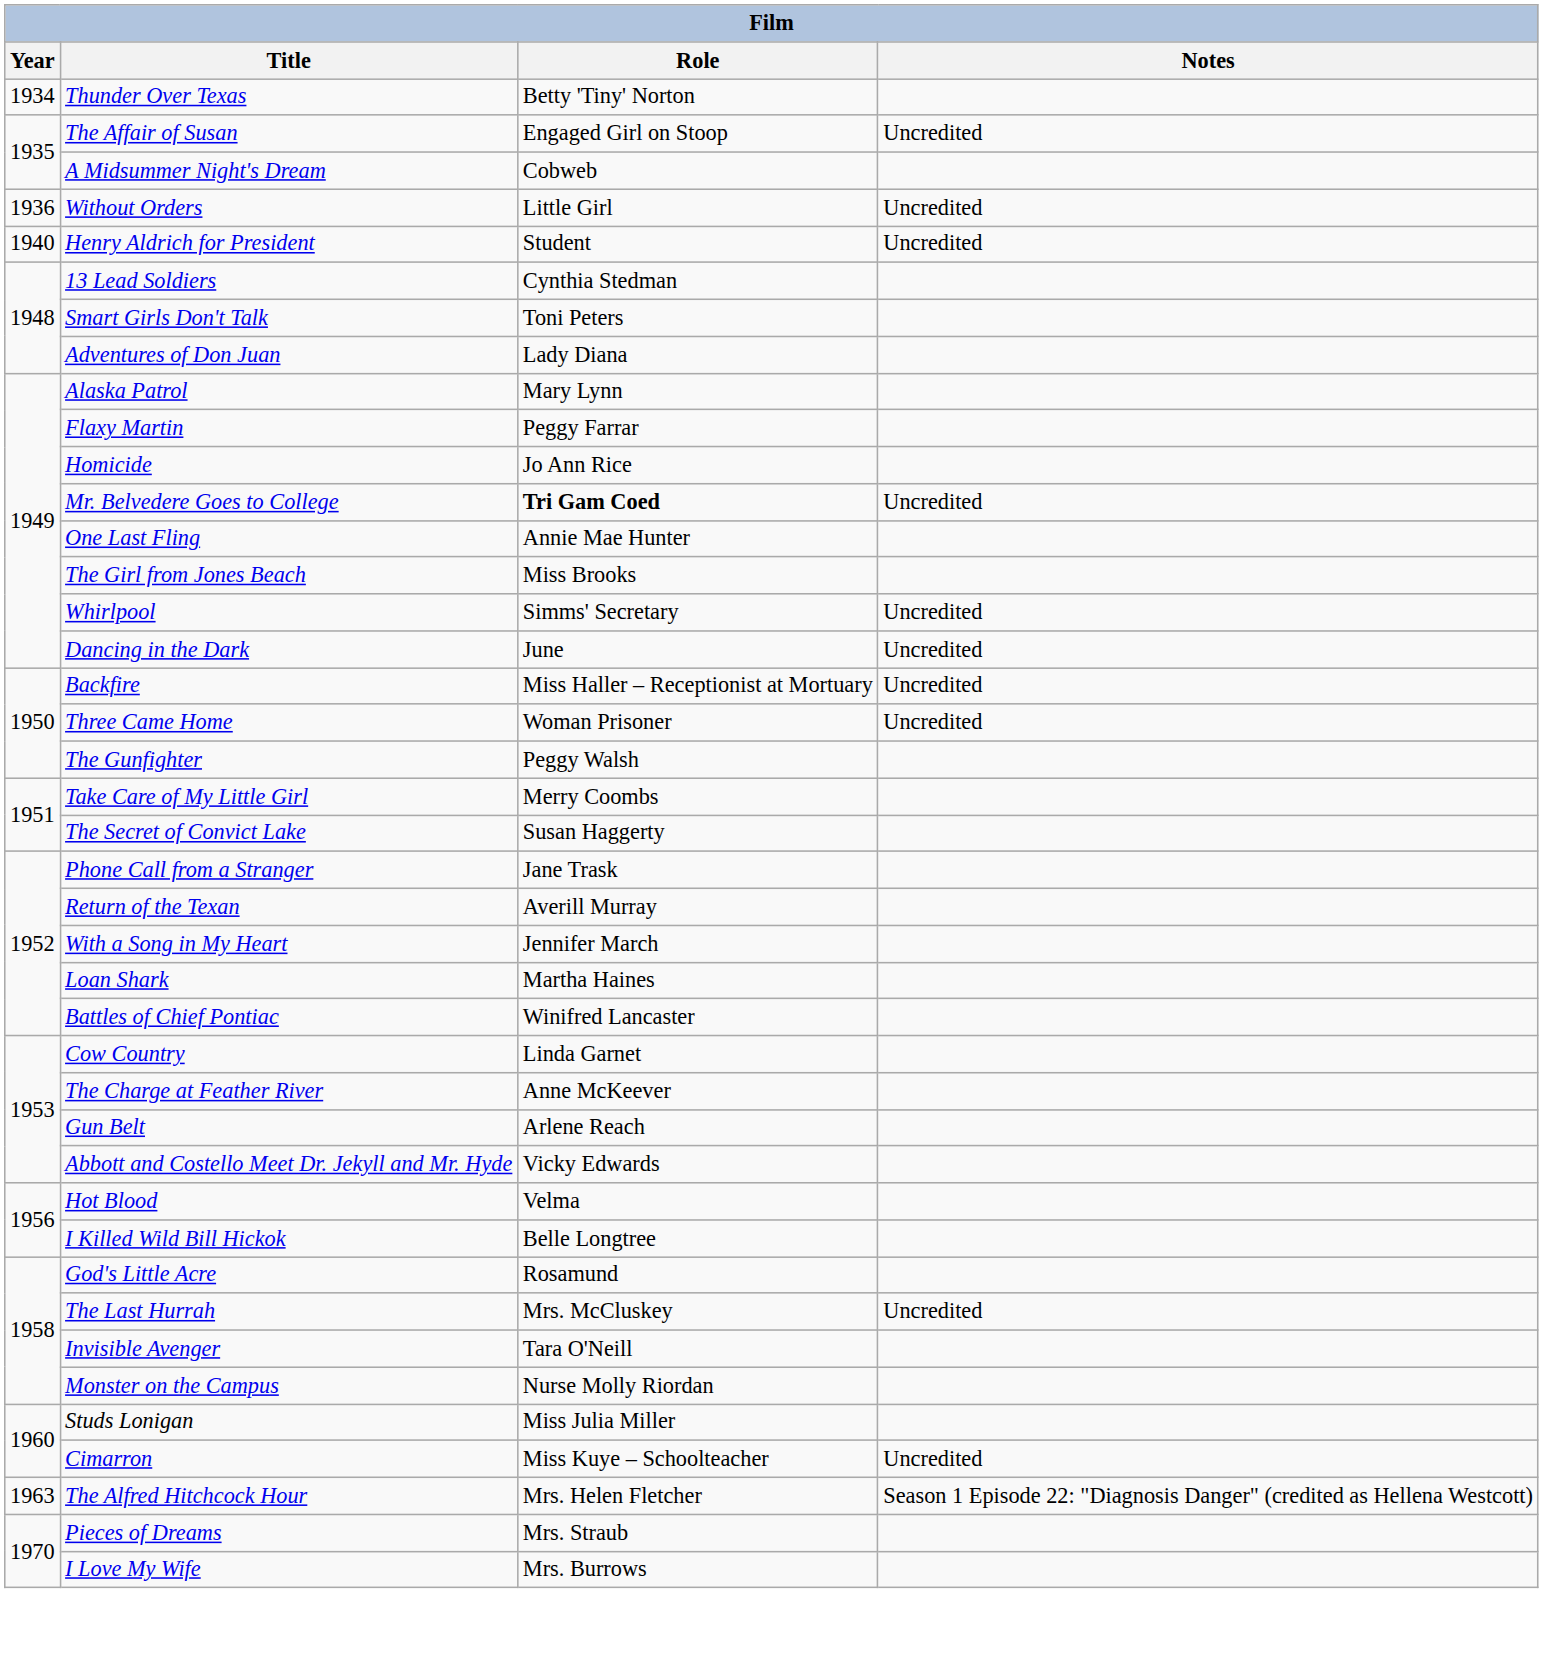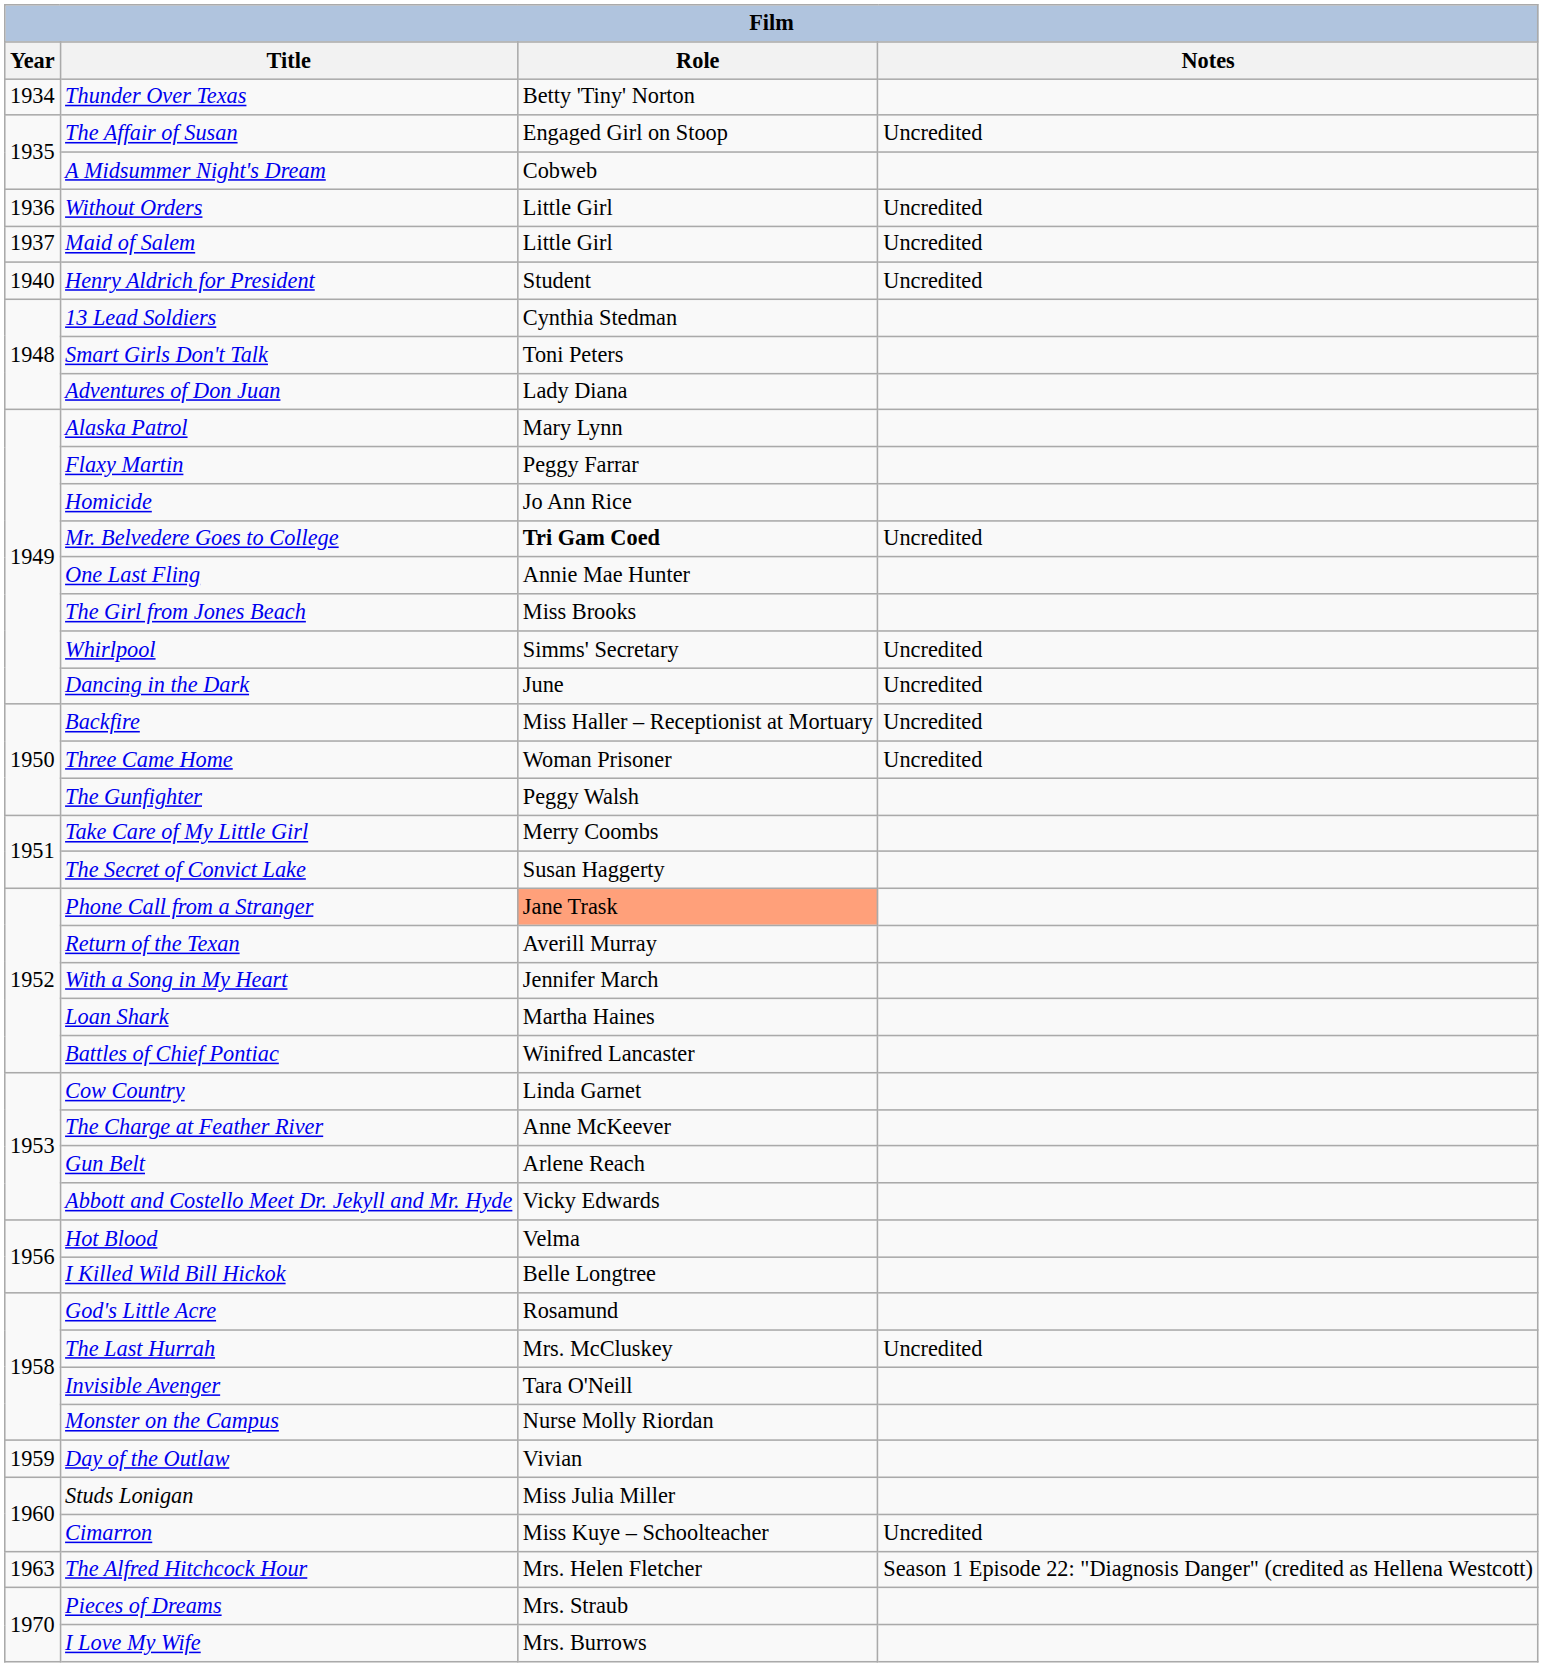+ row: (130, 244)
(570, 869) no background -> (570, 906) lightsalmon background
+ row: (147, 1458)
